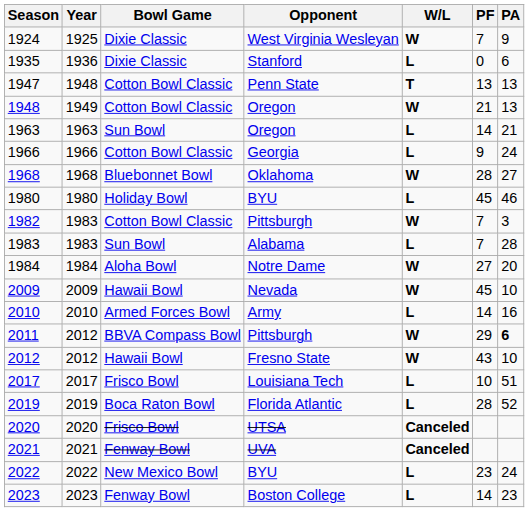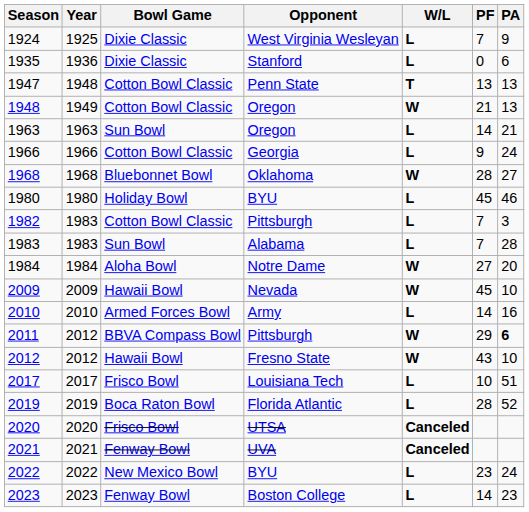(412, 38) W -> (410, 38) L
(412, 221) W -> (410, 221) L
